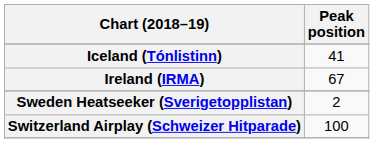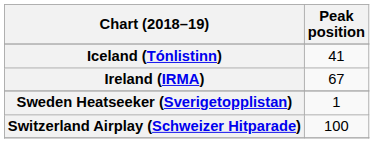(336, 102) 2 -> (336, 102) 1
